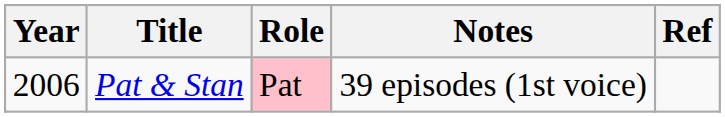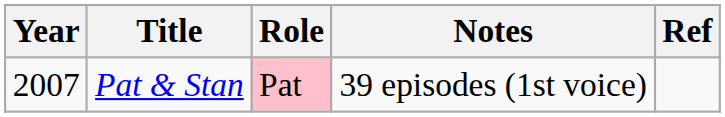(46, 84) 2006 -> (46, 84) 2007
